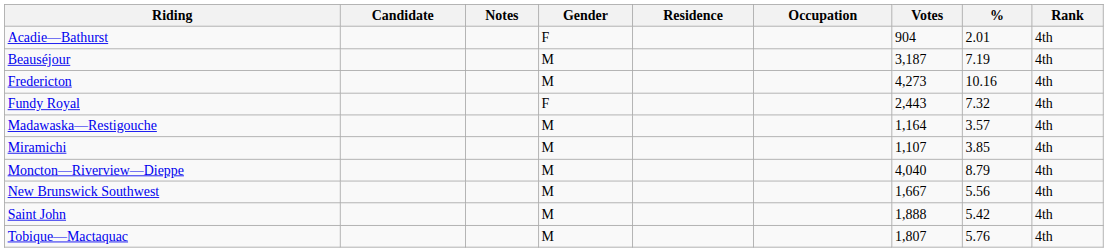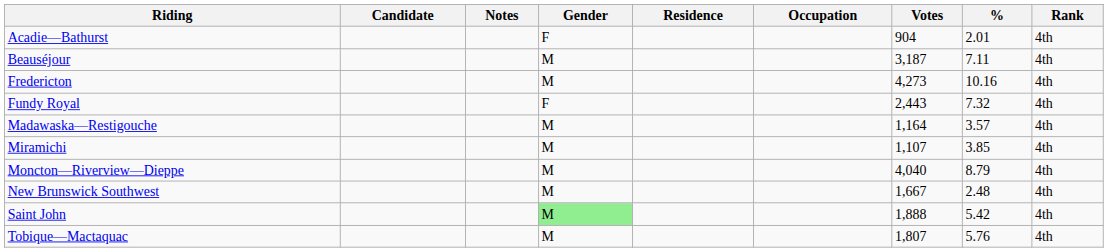(978, 59) 7.19 -> (978, 59) 7.11
(978, 192) 5.56 -> (978, 192) 2.48
(548, 214) no background -> (548, 214) lightgreen background
